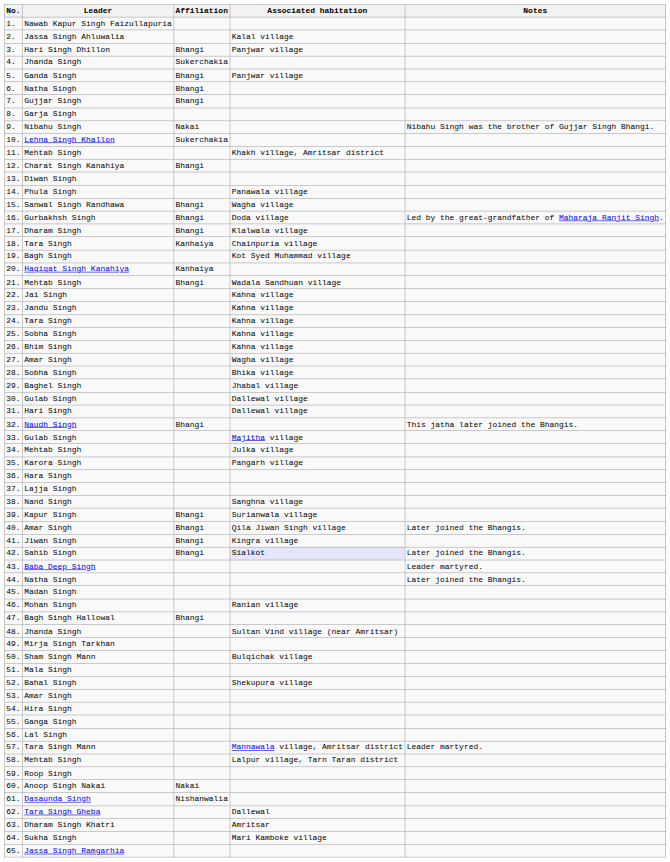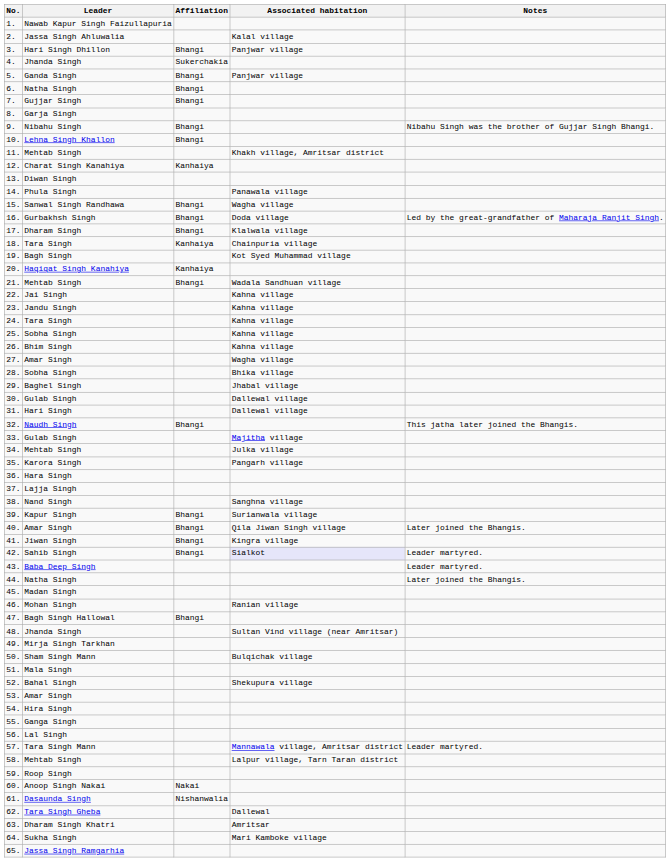(187, 127) Nakai -> (190, 127) Bhangi
(202, 140) Sukerchakia -> (190, 140) Bhangi
(190, 166) Bhangi -> (195, 166) Kanhaiya
(466, 554) Later joined the Bhangis. -> (445, 554) Leader martyred.
